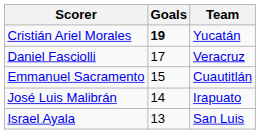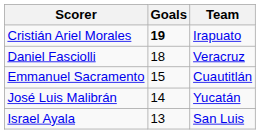(217, 35) Yucatán -> (217, 35) Irapuato
(158, 56) 17 -> (158, 56) 18
(217, 98) Irapuato -> (217, 98) Yucatán
